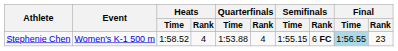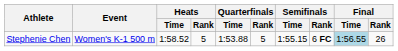(203, 39) 4 -> (203, 39) 5
(263, 39) 4 -> (263, 39) 5
(380, 39) 23 -> (380, 39) 26
